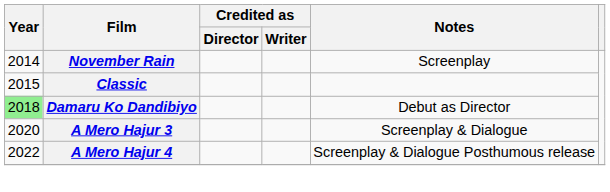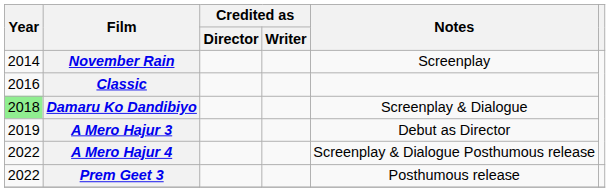(24, 84) 2015 -> (24, 84) 2016
(454, 107) Debut as Director -> (454, 107) Screenplay & Dialogue
(24, 130) 2020 -> (24, 130) 2019
(454, 130) Screenplay & Dialogue -> (454, 130) Debut as Director
+ row: (122, 175)
